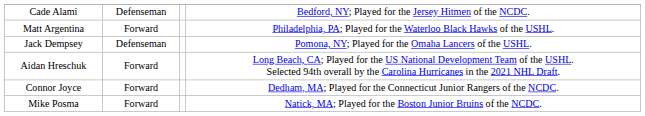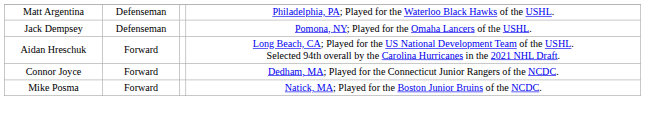- row: (53, 12)
(141, 28) Forward -> (141, 12) Defenseman
